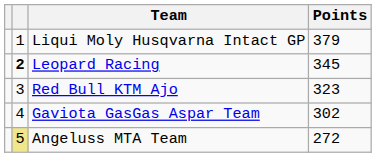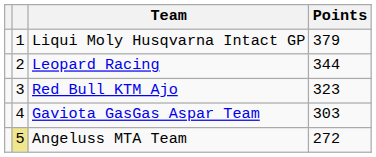(20, 66) bold -> (20, 66) normal
(326, 66) 345 -> (326, 66) 344
(326, 115) 302 -> (326, 115) 303
